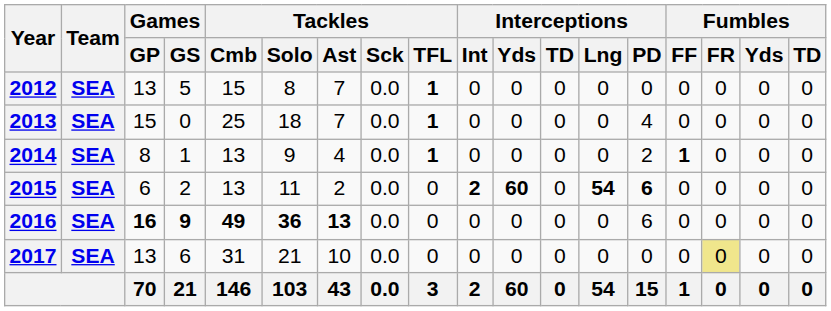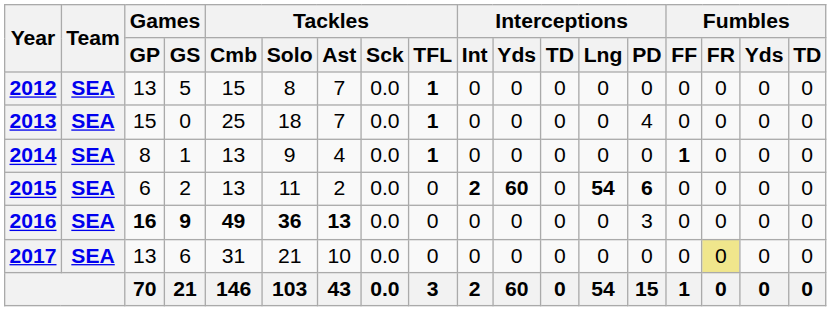(647, 155) 2 -> (647, 155) 0
(647, 222) 6 -> (647, 222) 3
